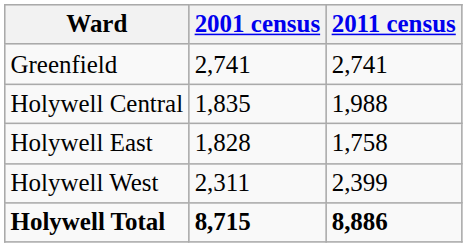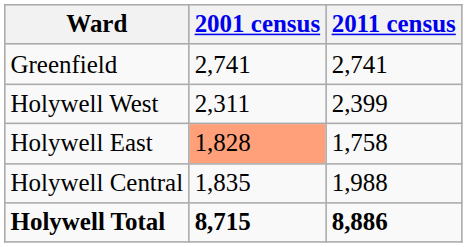rows swapped: (97, 103) <-> (85, 182)
(223, 143) no background -> (223, 143) lightsalmon background
